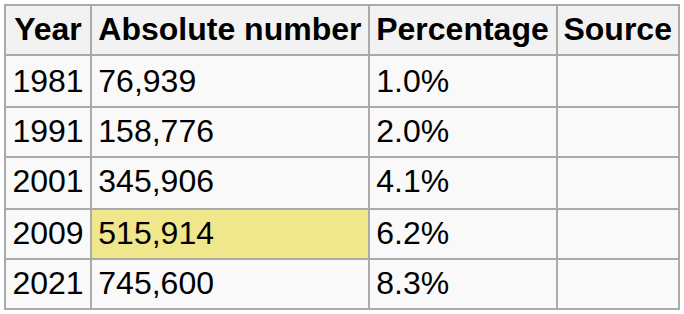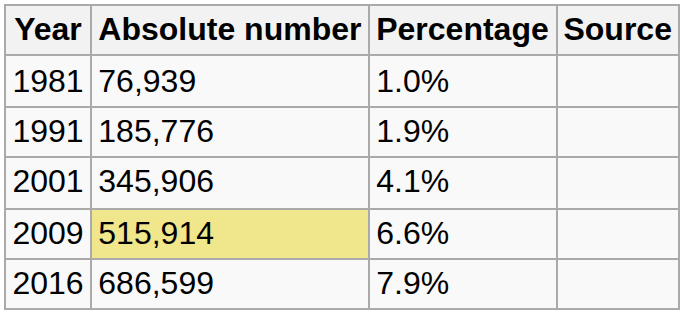(156, 131) 158,776 -> (156, 131) 185,776
(413, 131) 2.0% -> (413, 131) 1.9%
(413, 232) 6.2% -> (413, 232) 6.6%
+ row: (48, 283)
- row: (48, 283)
